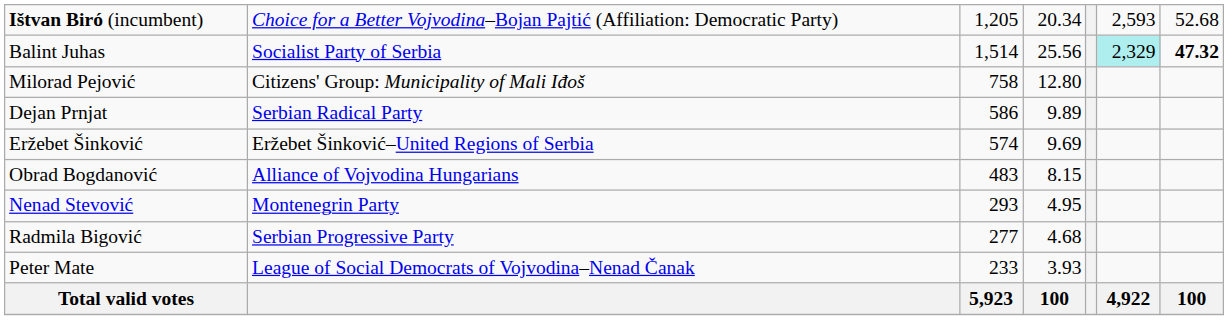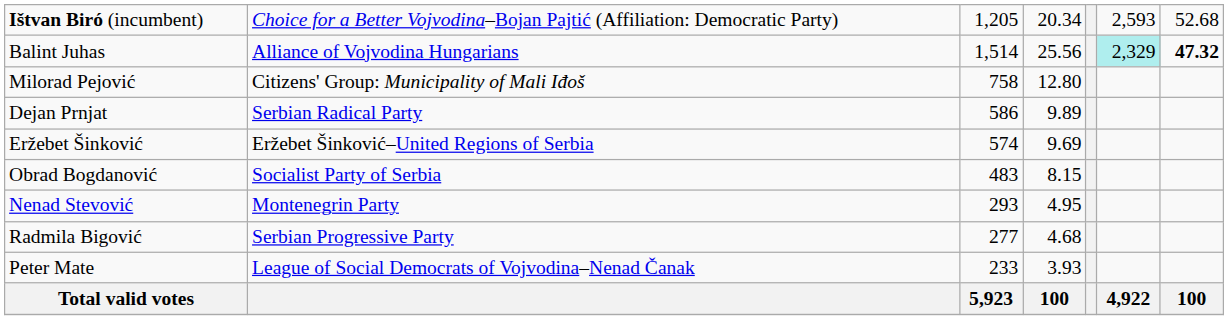(347, 50) Socialist Party of Serbia -> (385, 50) Alliance of Vojvodina Hungarians
(385, 174) Alliance of Vojvodina Hungarians -> (347, 174) Socialist Party of Serbia
